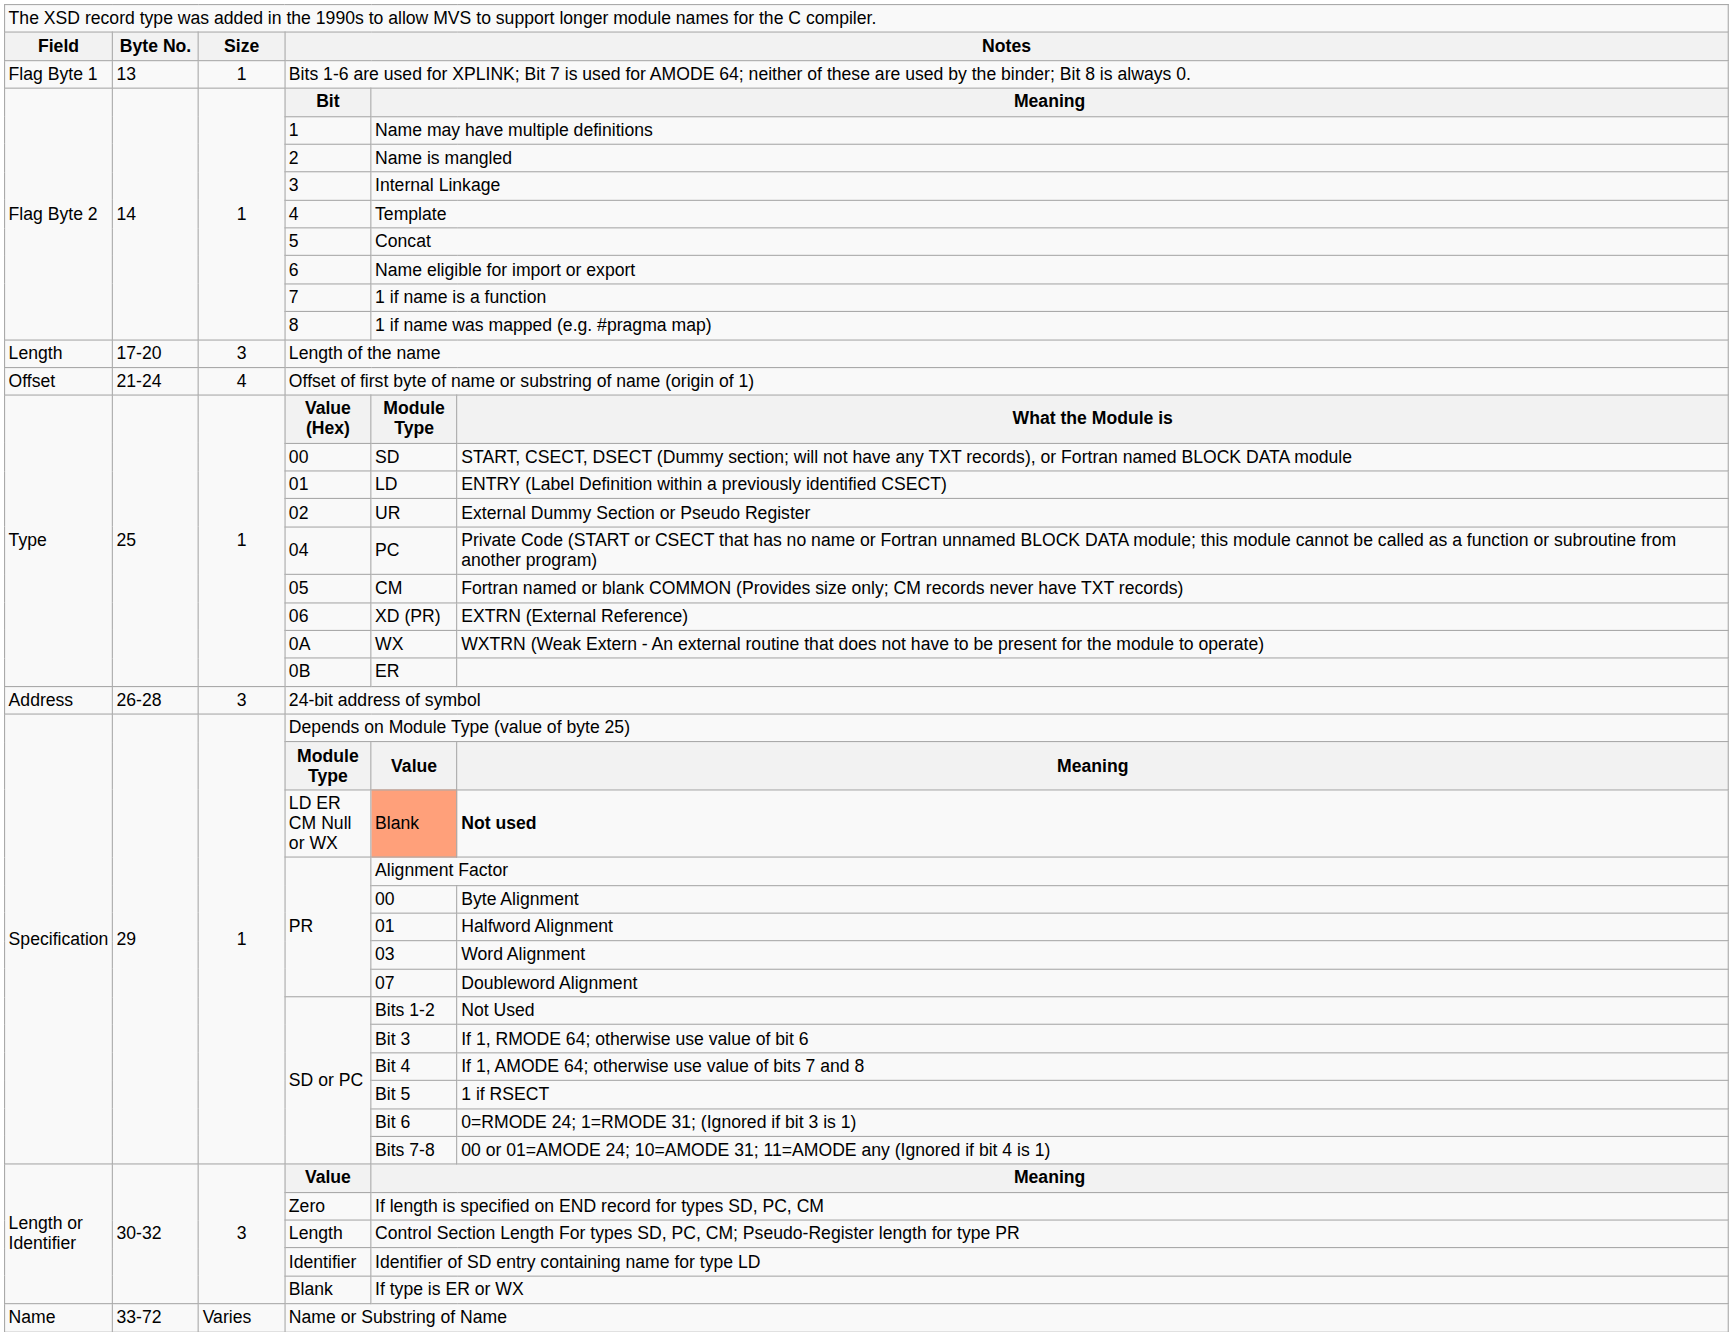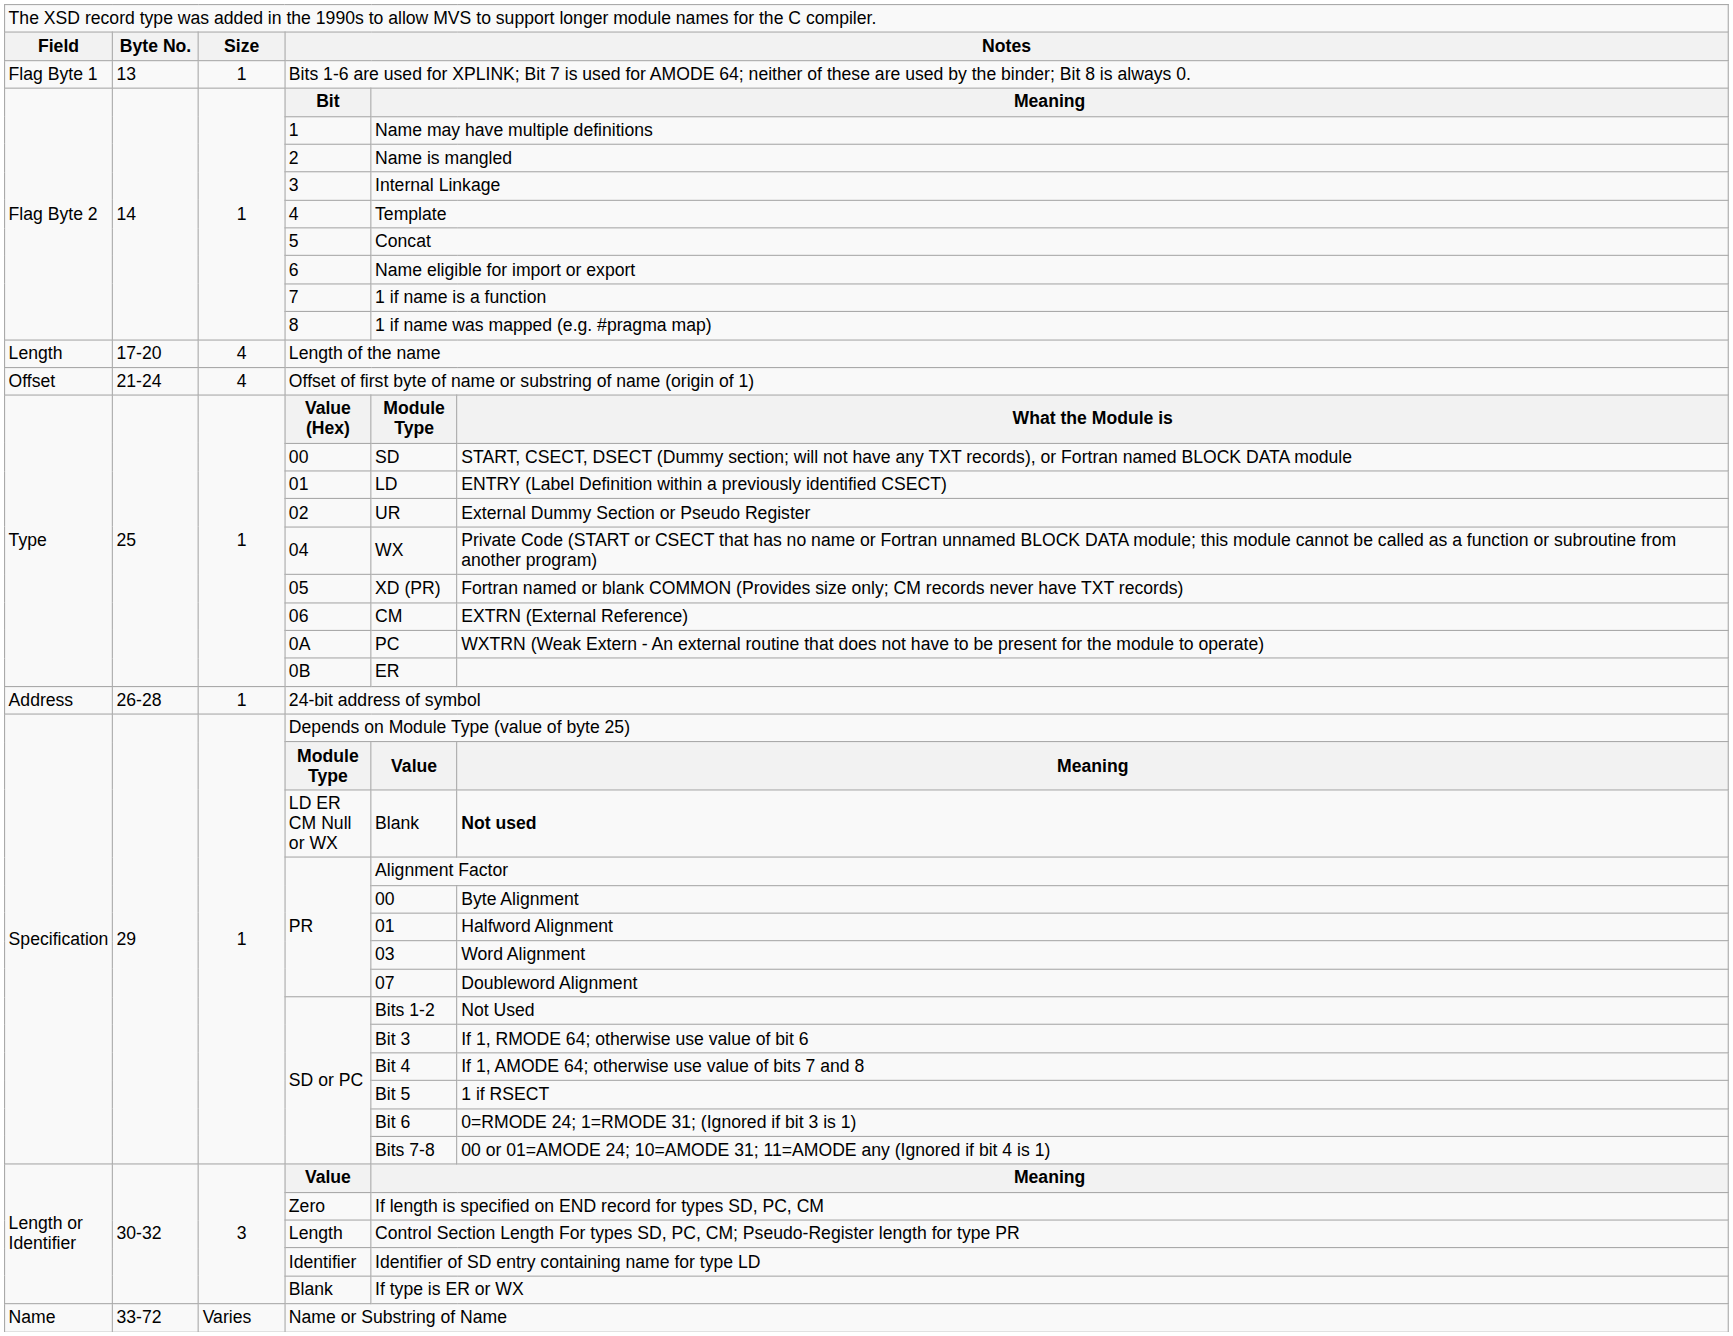(242, 353) 3 -> (242, 353) 4
(387, 550) PC -> (389, 550) WX
(389, 588) CM -> (408, 588) XD (PR)
(408, 616) XD (PR) -> (389, 616) CM
(389, 644) WX -> (387, 644) PC
(242, 700) 3 -> (242, 700) 1
(397, 823) lightsalmon background -> (397, 823) no background
